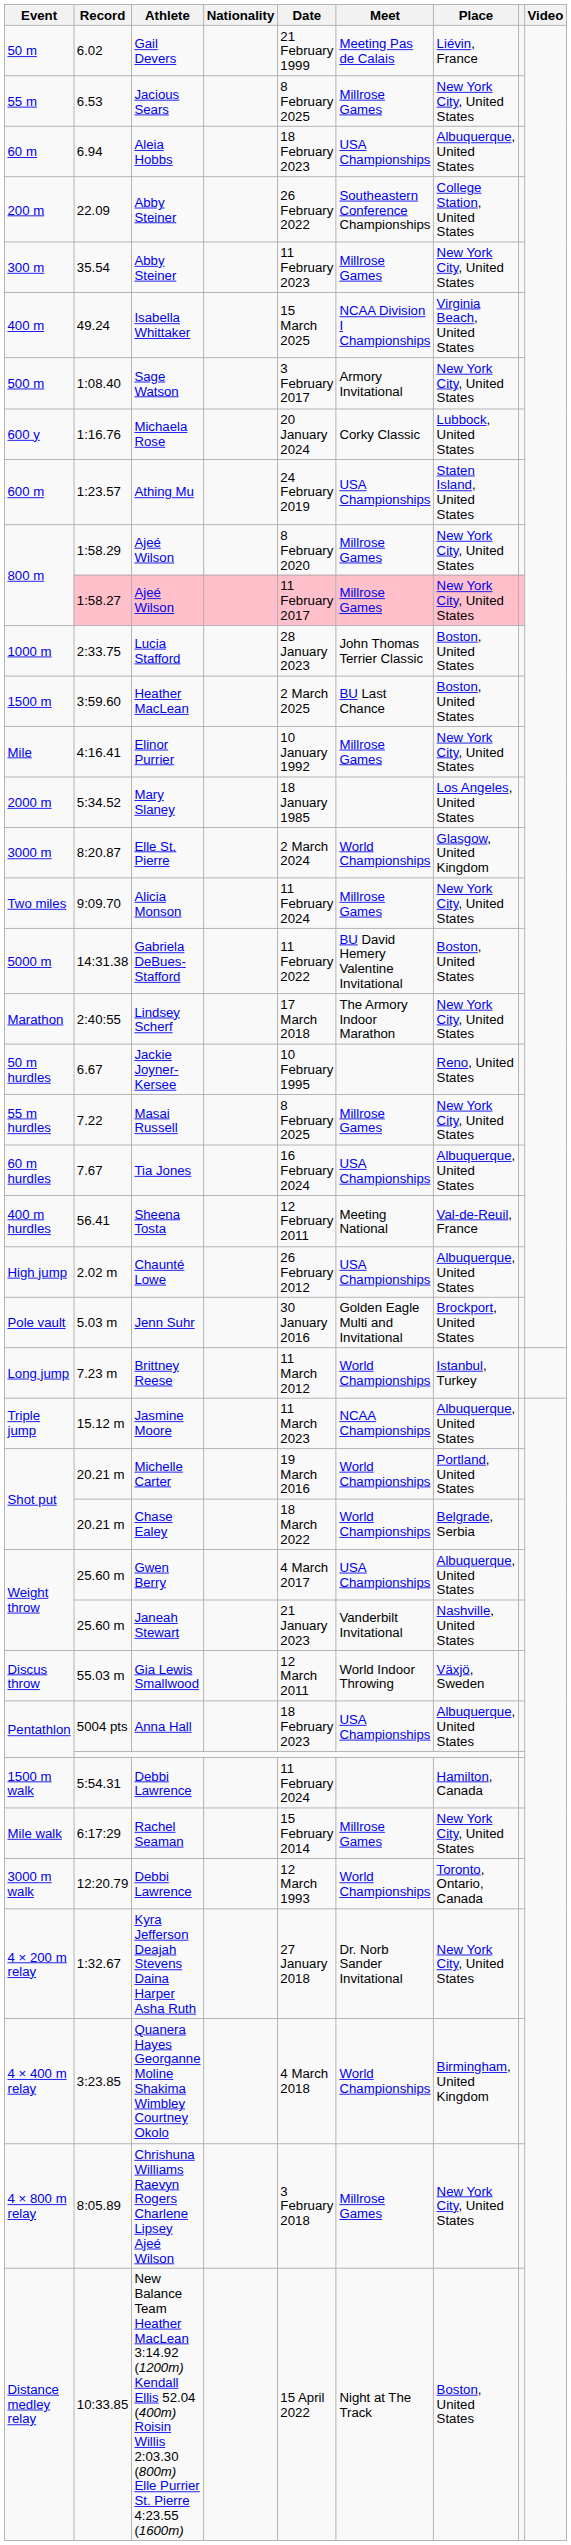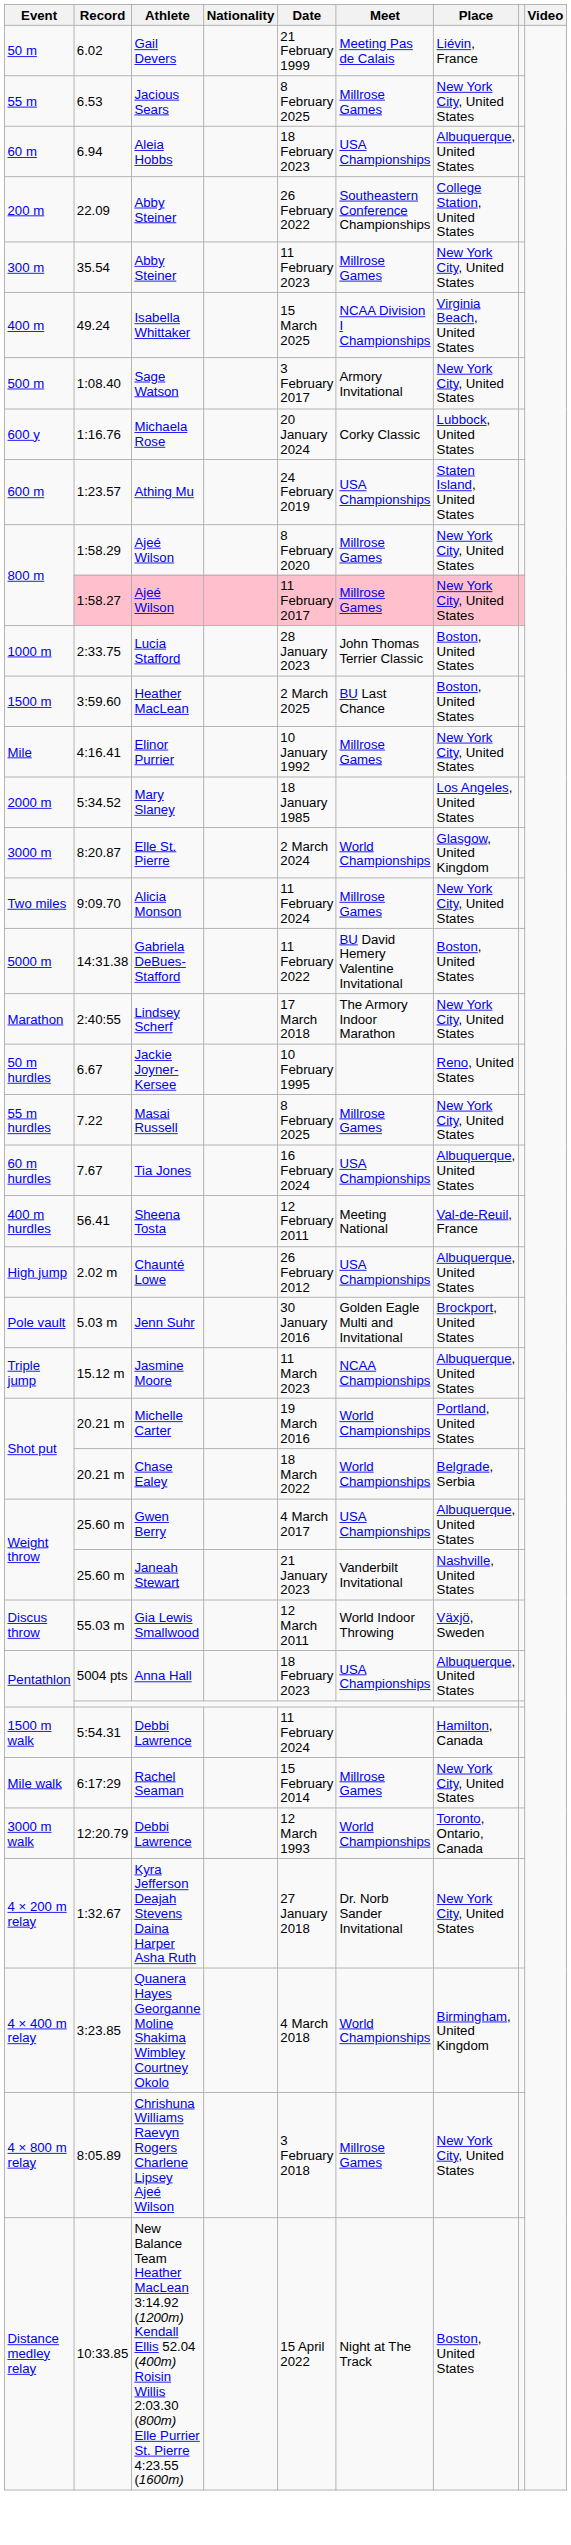- row: (97, 1373)
